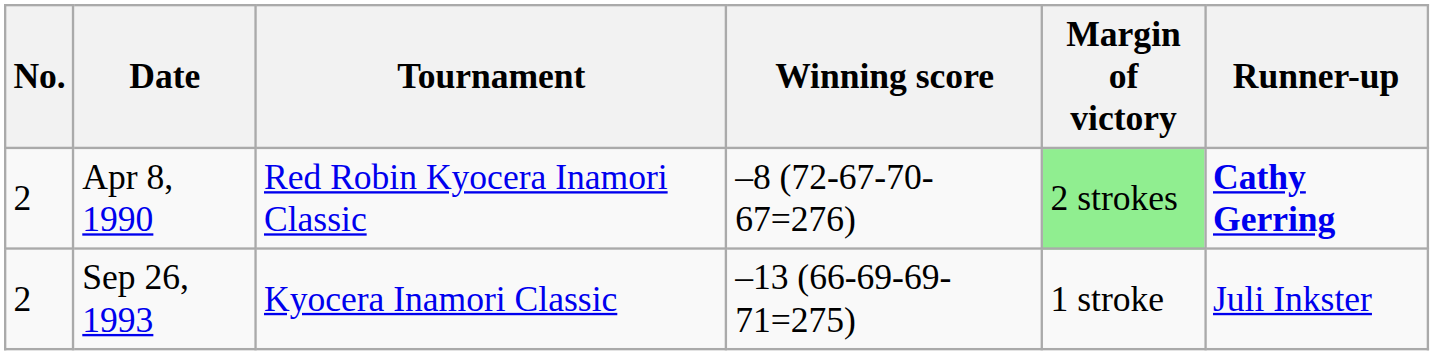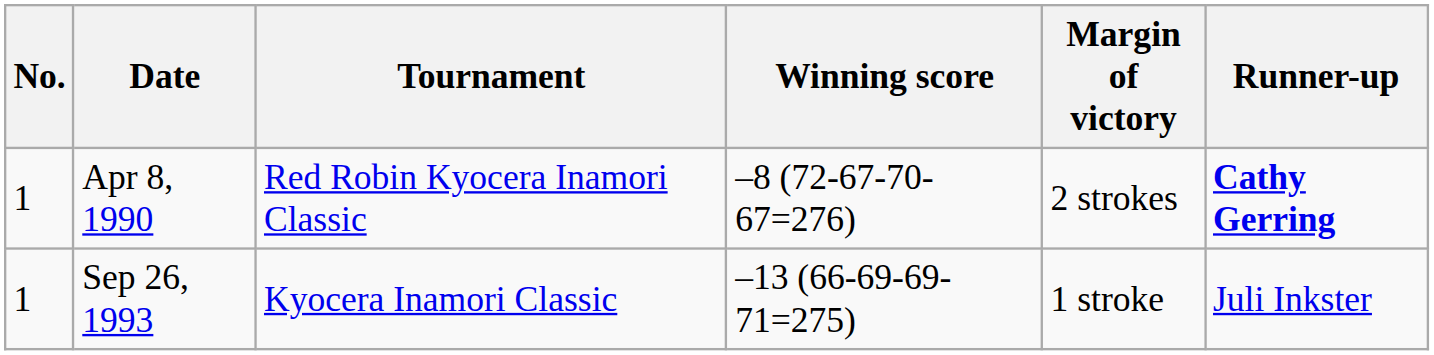(22, 197) 2 -> (22, 197) 1
(1114, 197) lightgreen background -> (1114, 197) no background
(22, 298) 2 -> (22, 298) 1
